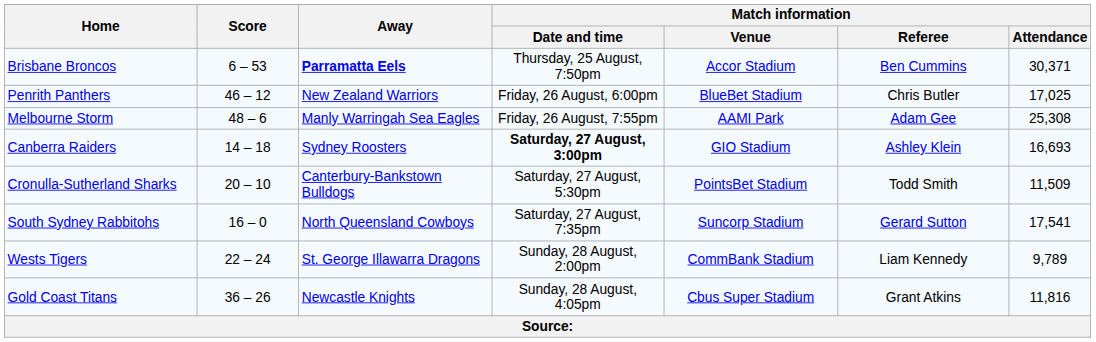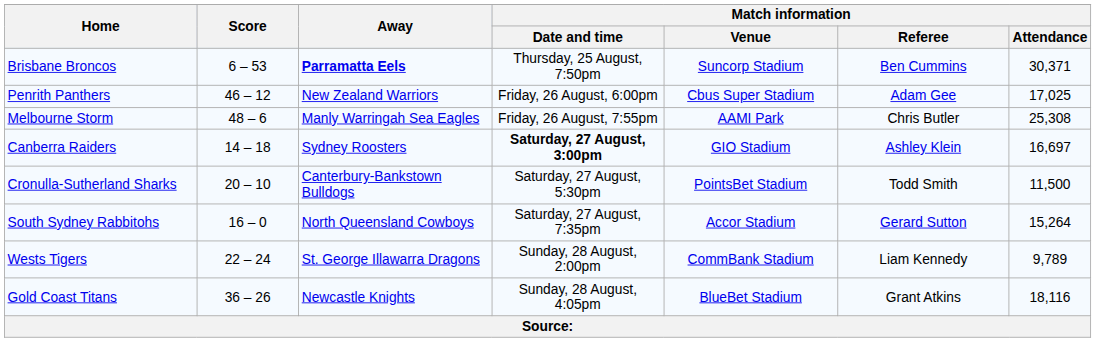(751, 66) Accor Stadium -> (751, 66) Suncorp Stadium
(751, 96) BlueBet Stadium -> (751, 96) Cbus Super Stadium
(923, 96) Chris Butler -> (923, 96) Adam Gee
(923, 118) Adam Gee -> (923, 118) Chris Butler
(1050, 147) 16,693 -> (1050, 147) 16,697
(1050, 185) 11,509 -> (1050, 185) 11,500
(751, 222) Suncorp Stadium -> (751, 222) Accor Stadium
(1050, 222) 17,541 -> (1050, 222) 15,264
(751, 296) Cbus Super Stadium -> (751, 296) BlueBet Stadium
(1050, 296) 11,816 -> (1050, 296) 18,116
